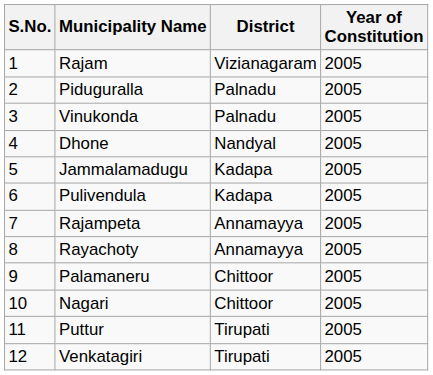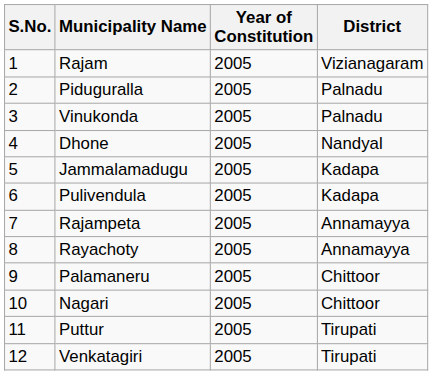columns swapped: (266, 27) <-> (374, 27)
